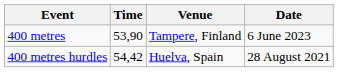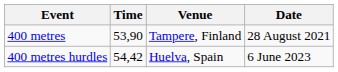(279, 35) 6 June 2023 -> (289, 35) 28 August 2021
(289, 56) 28 August 2021 -> (279, 56) 6 June 2023
